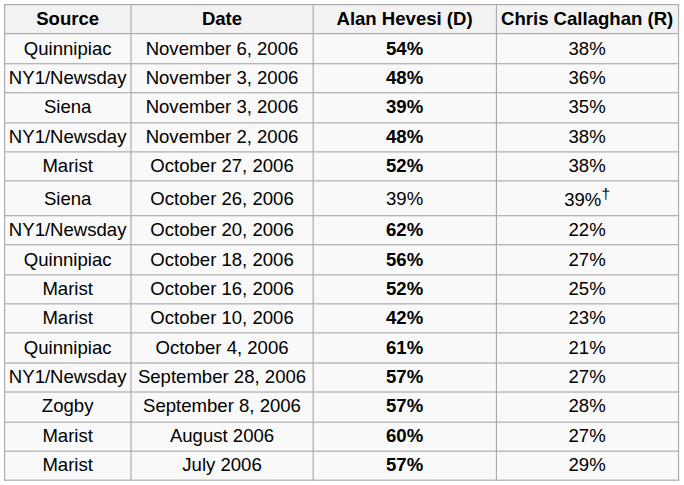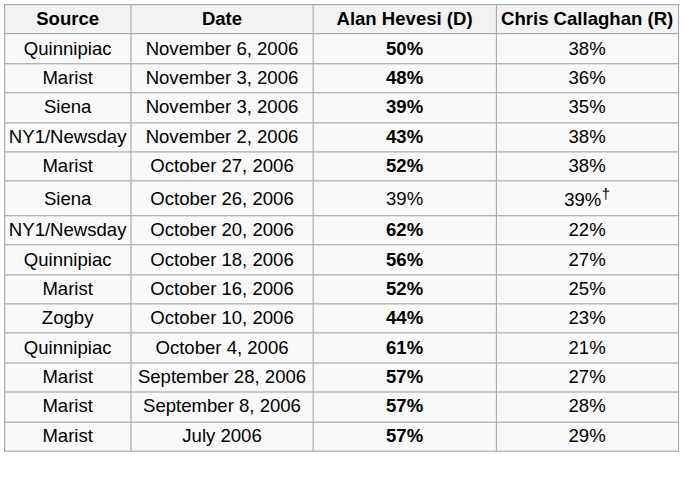(405, 48) 54% -> (405, 48) 50%
(68, 78) NY1/Newsday -> (68, 78) Marist
(405, 136) 48% -> (405, 136) 43%
(68, 318) Marist -> (68, 318) Zogby
(405, 318) 42% -> (405, 318) 44%
(68, 377) NY1/Newsday -> (68, 377) Marist
(68, 406) Zogby -> (68, 406) Marist
- row: (222, 436)
